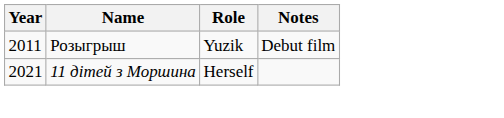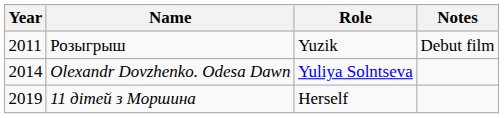+ row: (170, 71)
(25, 71) 2021 -> (25, 98) 2019
